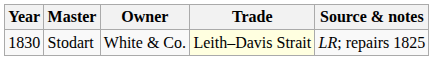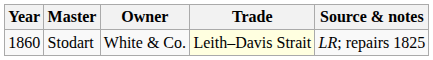(24, 42) 1830 -> (24, 42) 1860
